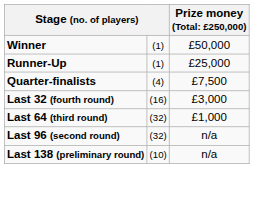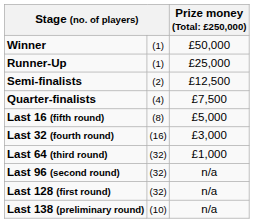+ row: (44, 81)
+ row: (56, 117)
+ row: (59, 191)
